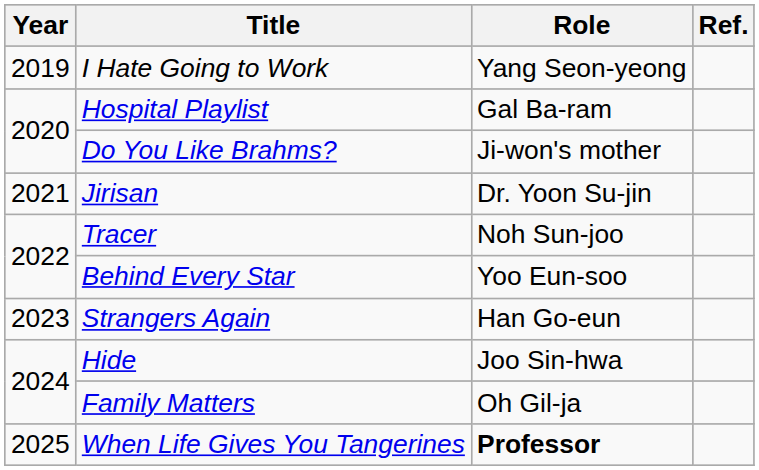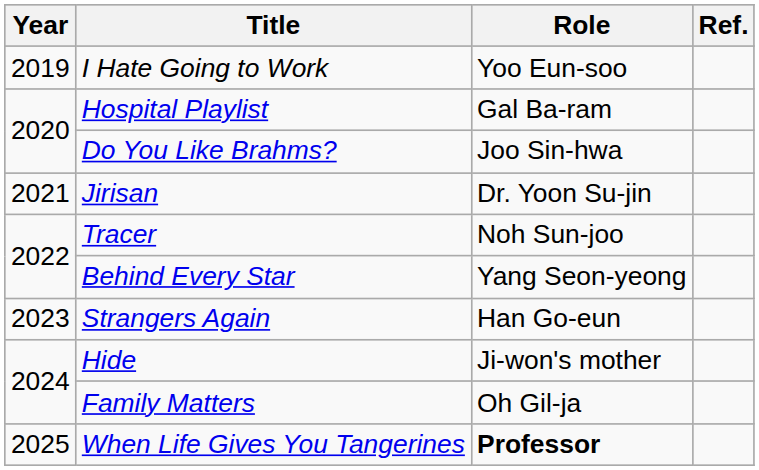(582, 67) Yang Seon-yeong -> (552, 67) Yoo Eun-soo
(569, 151) Ji-won's mother -> (550, 151) Joo Sin-hwa
(552, 276) Yoo Eun-soo -> (582, 276) Yang Seon-yeong
(550, 360) Joo Sin-hwa -> (569, 360) Ji-won's mother
